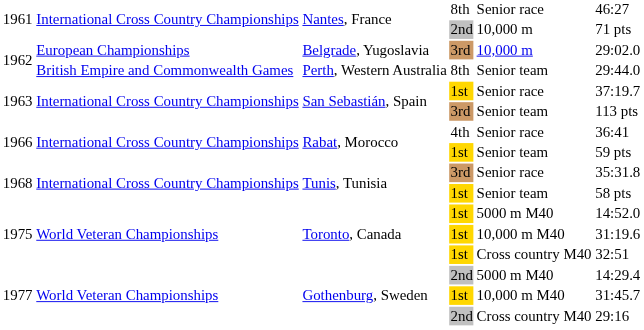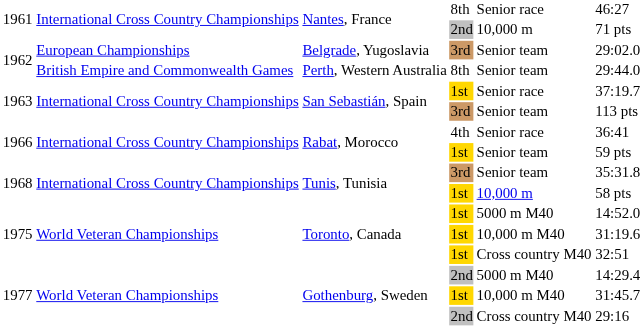(505, 50) 10,000 m -> (512, 50) Senior team
(510, 172) Senior race -> (512, 172) Senior team
(512, 193) Senior team -> (505, 193) 10,000 m
